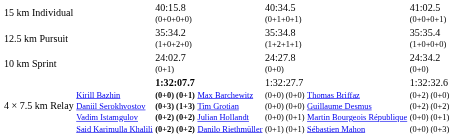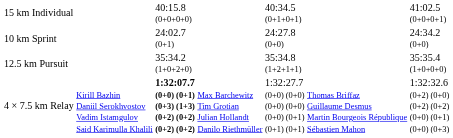rows swapped: (30, 63) <-> (36, 38)
